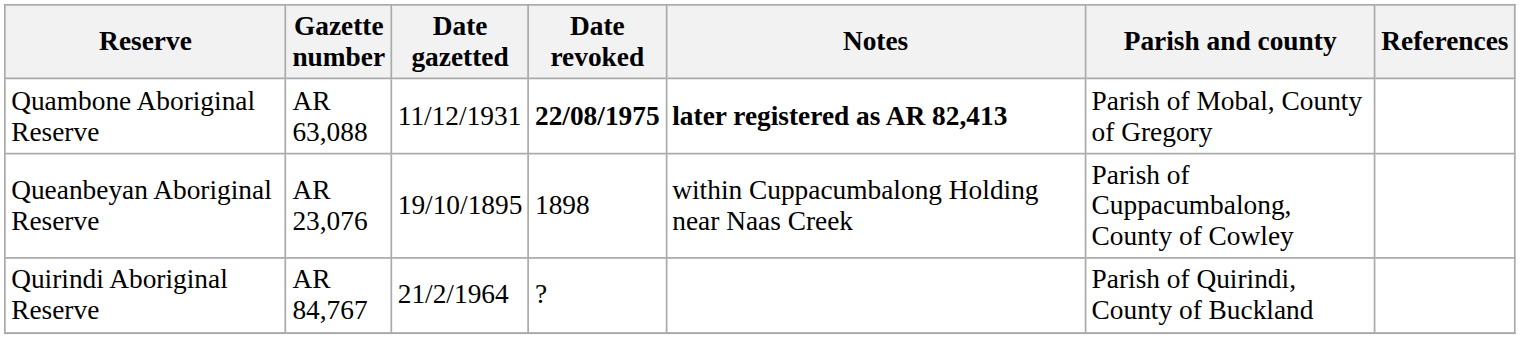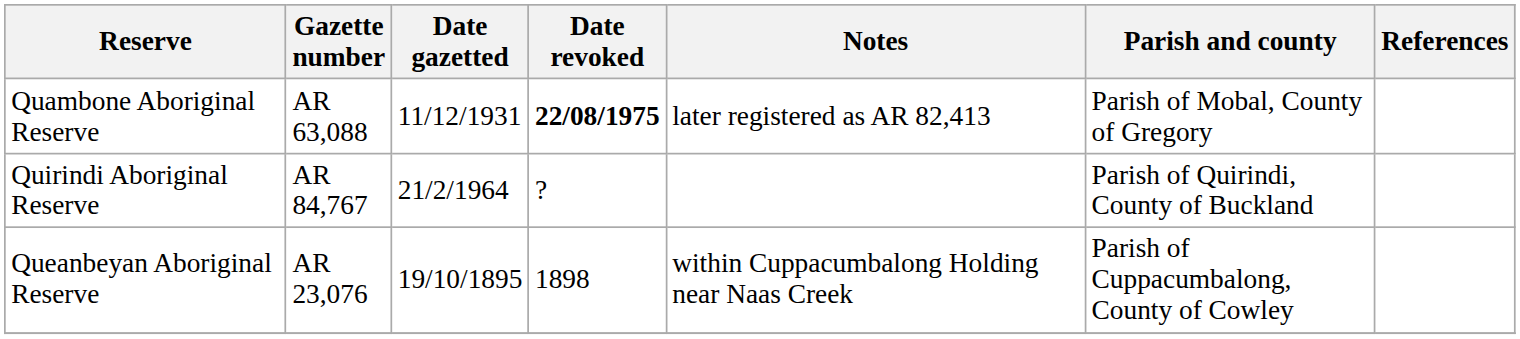(840, 115) bold -> (831, 115) normal
rows swapped: (141, 205) <-> (119, 294)
